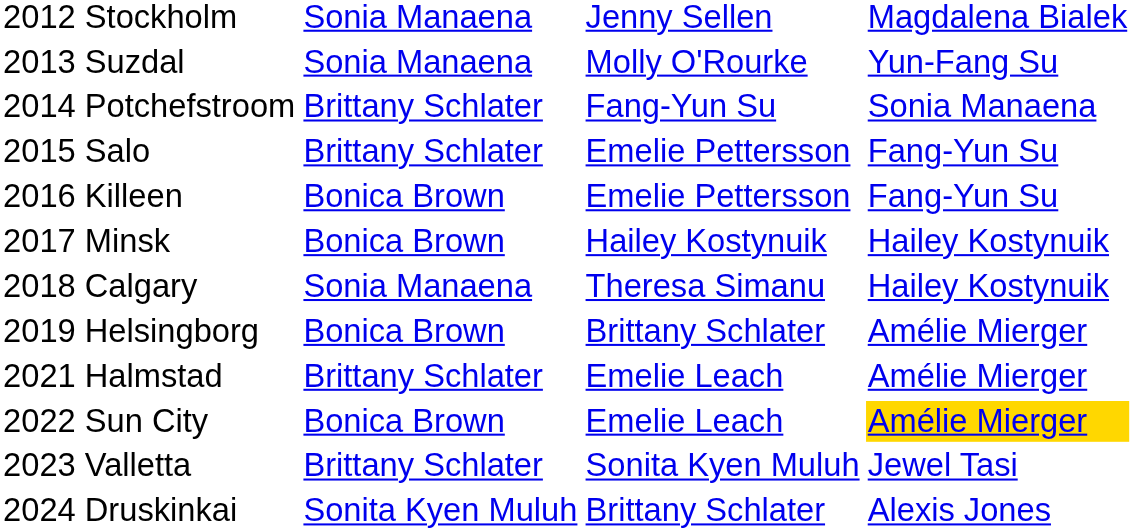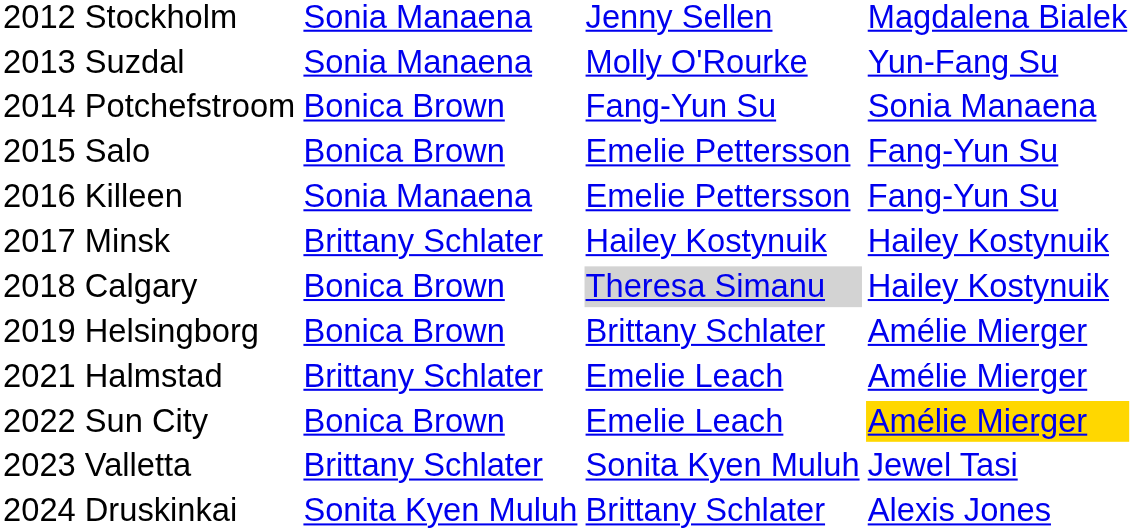(423, 106) Brittany Schlater -> (404, 106) Bonica Brown
(423, 151) Brittany Schlater -> (404, 151) Bonica Brown
(404, 196) Bonica Brown -> (418, 196) Sonia Manaena
(404, 241) Bonica Brown -> (423, 241) Brittany Schlater
(418, 286) Sonia Manaena -> (404, 286) Bonica Brown
(705, 286) no background -> (705, 286) lightgrey background
